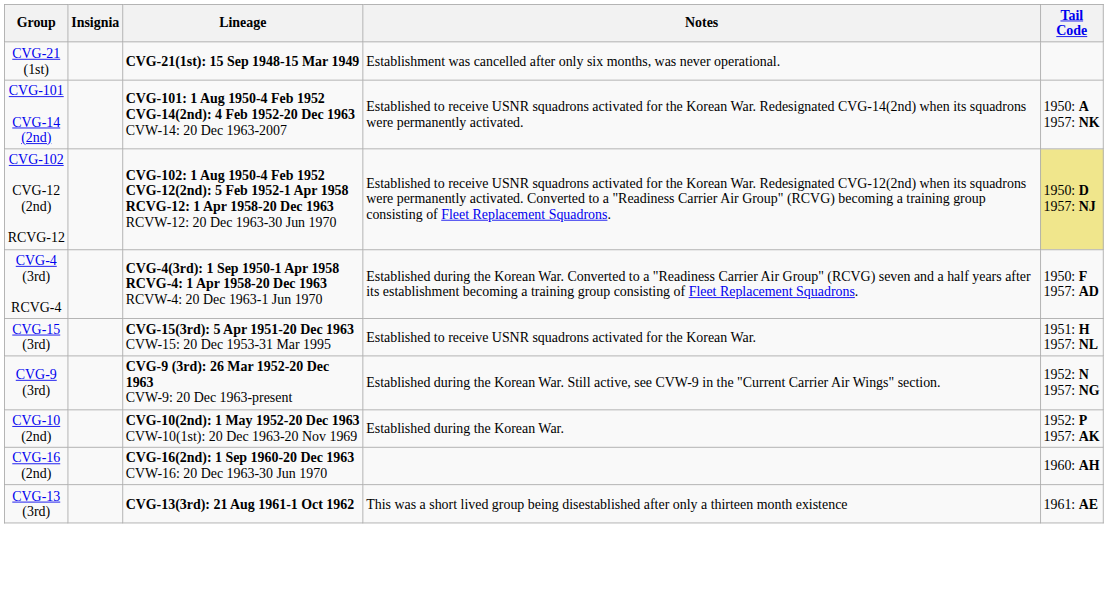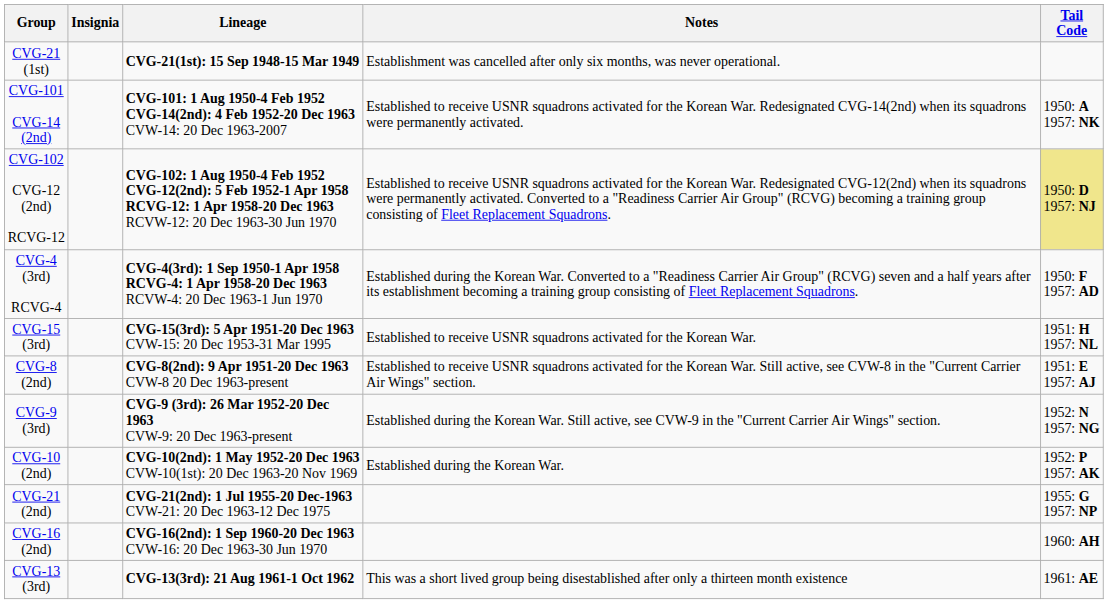+ row: (36, 375)
+ row: (36, 503)
